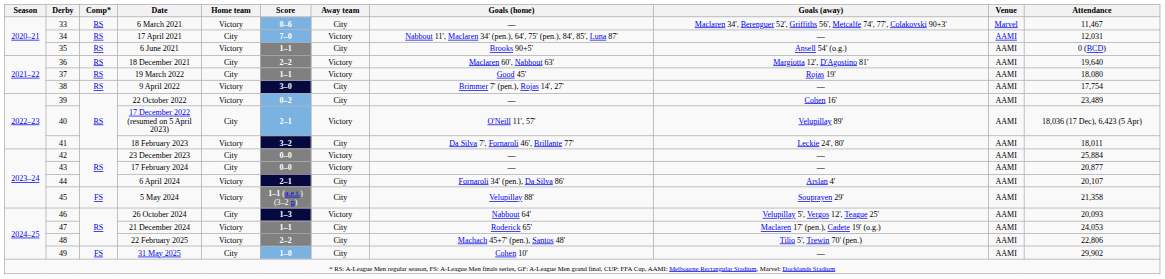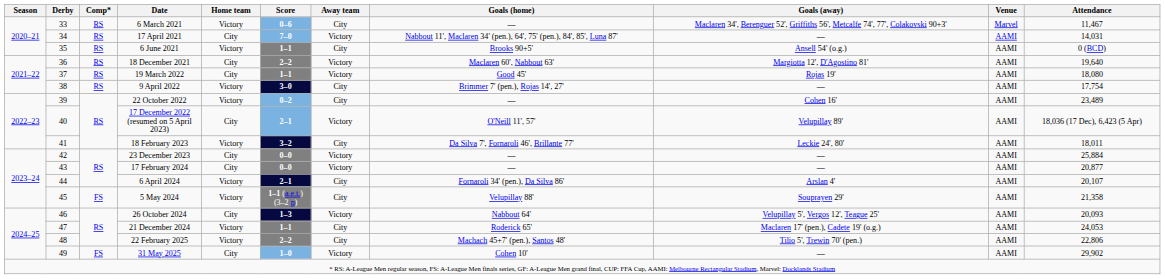(1092, 36) 12,031 -> (1092, 36) 14,031
(340, 253) City -> (340, 253) Victory
